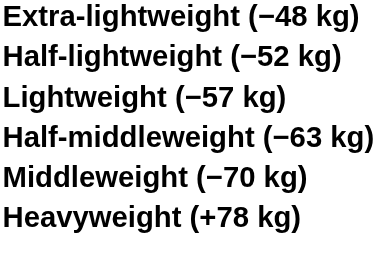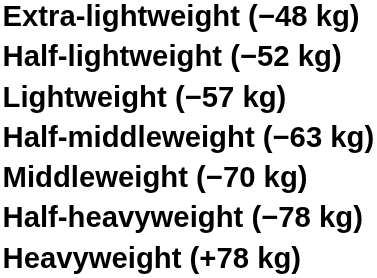+ row: (183, 217)
